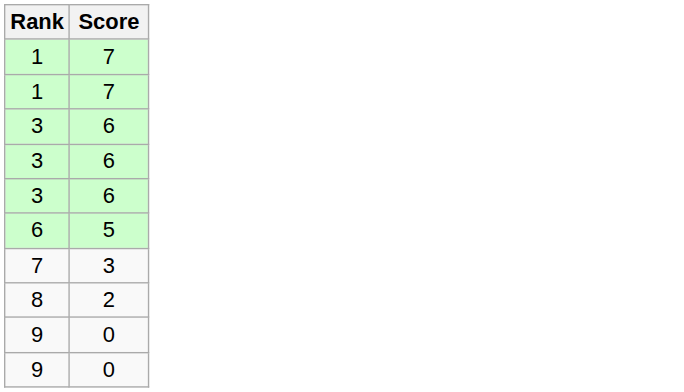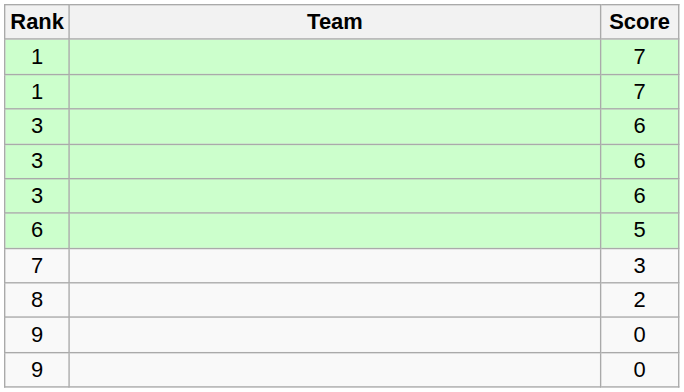+ column: (335, 21)
